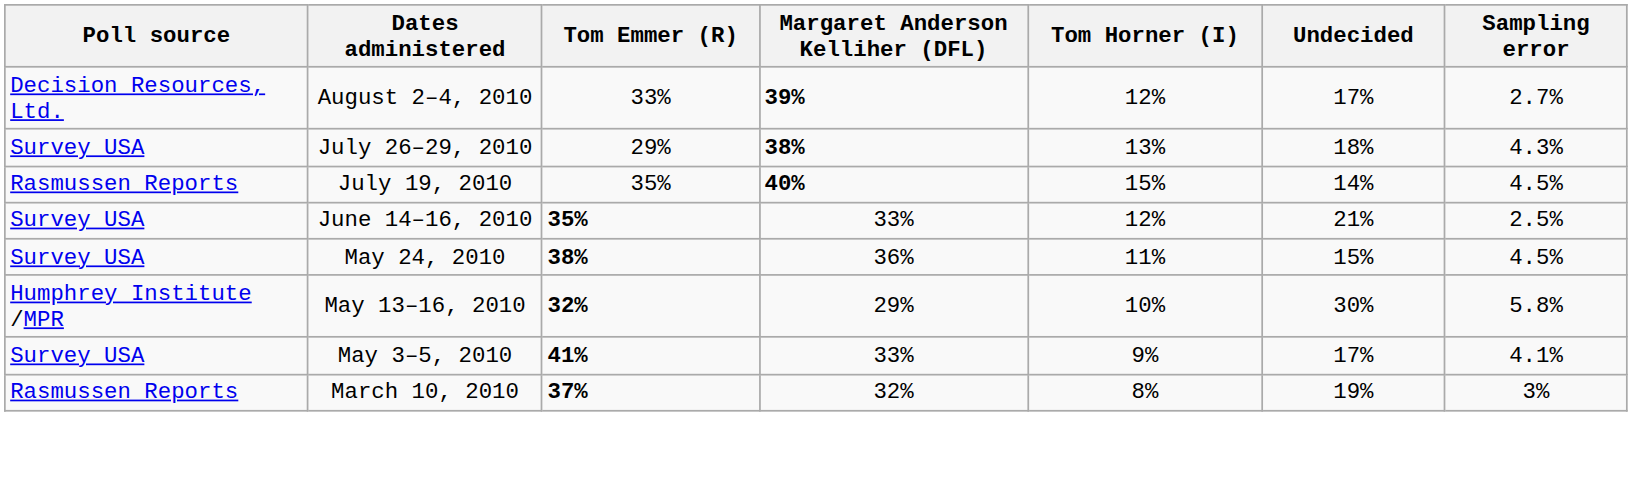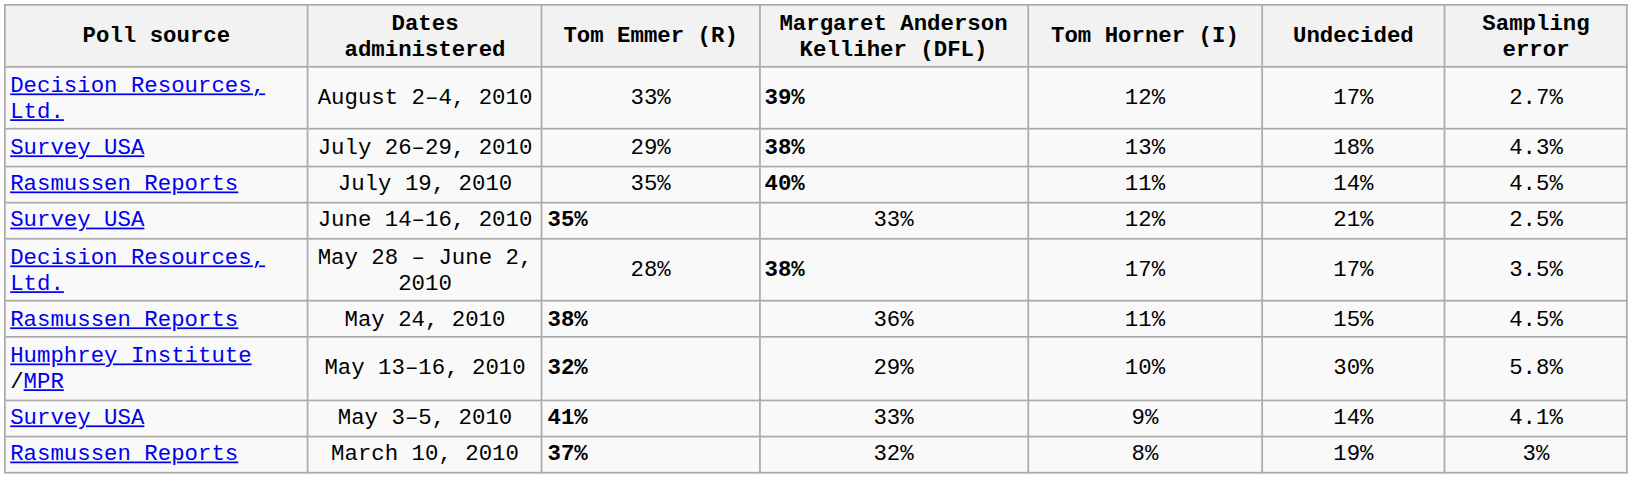(1145, 184) 15% -> (1145, 184) 11%
+ row: (425, 270)
(77, 257) Survey USA -> (124, 319) Rasmussen Reports
(1353, 356) 17% -> (1353, 418) 14%
